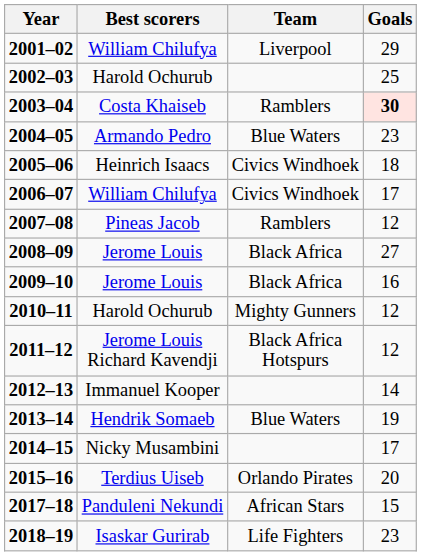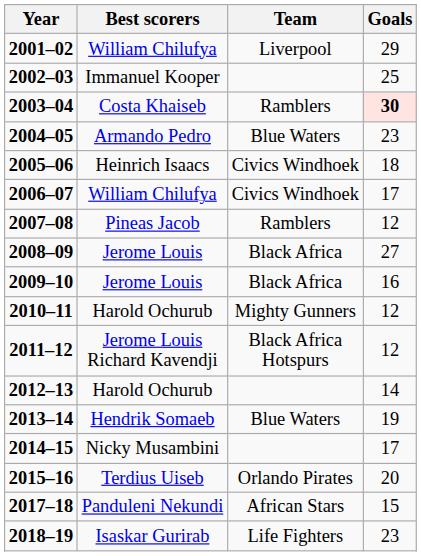(152, 77) Harold Ochurub -> (152, 77) Immanuel Kooper
(152, 389) Immanuel Kooper -> (152, 389) Harold Ochurub
